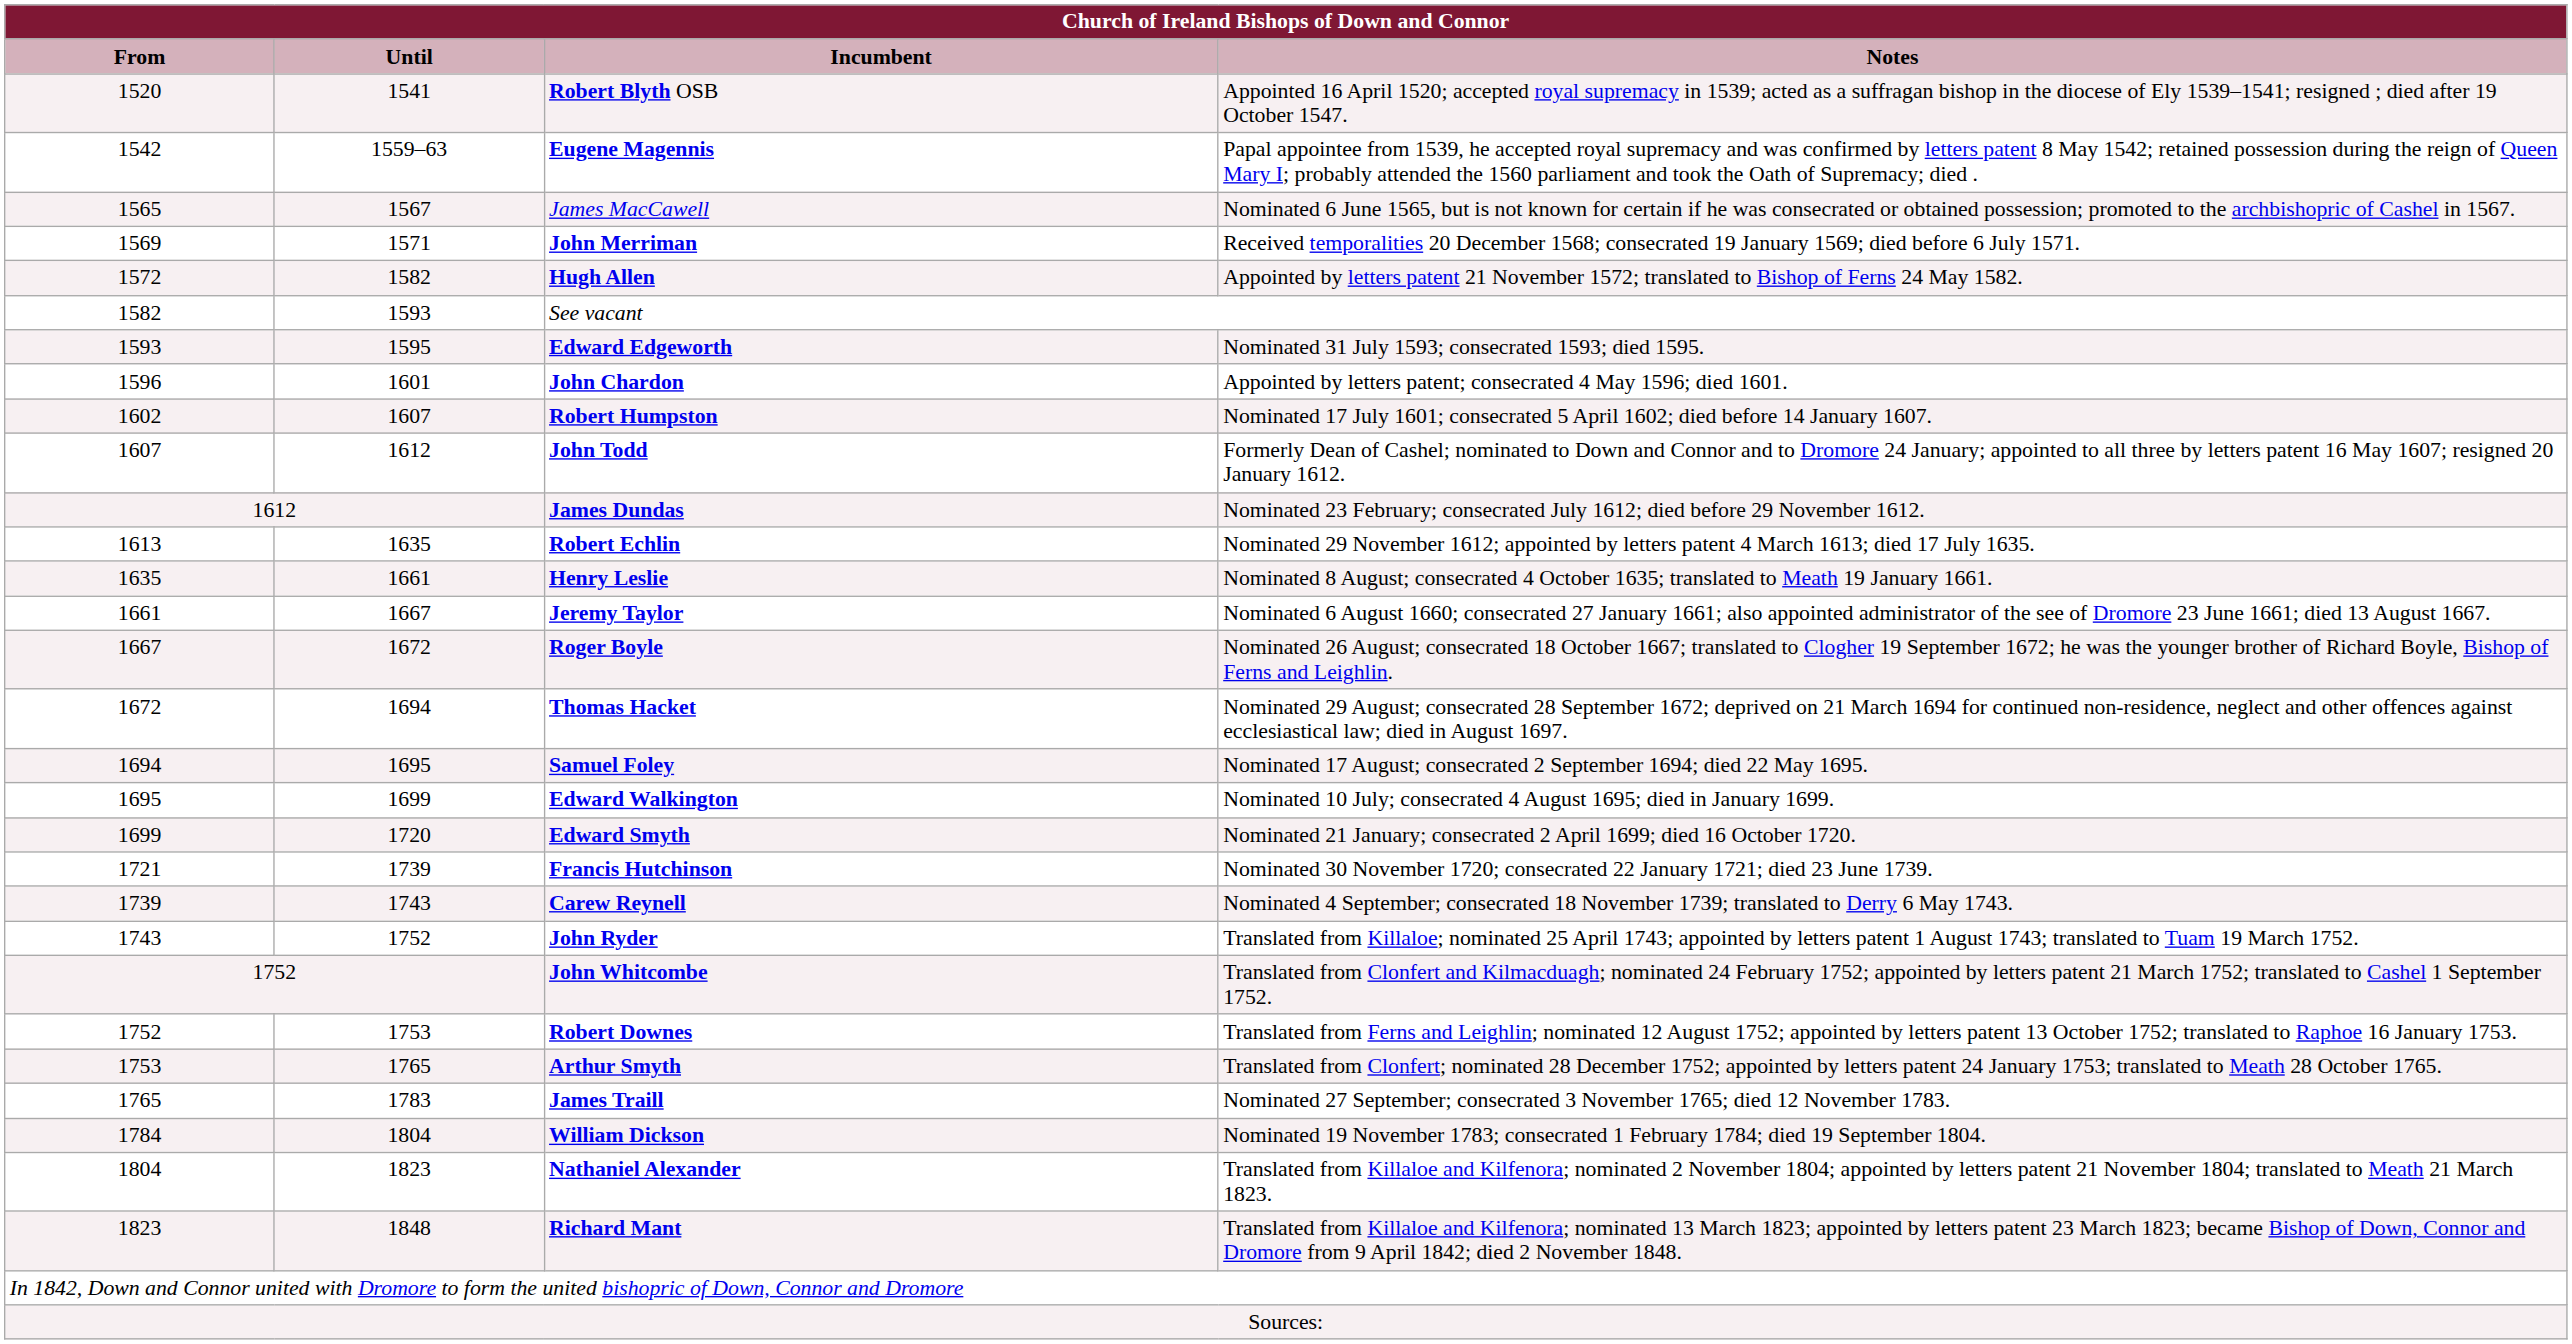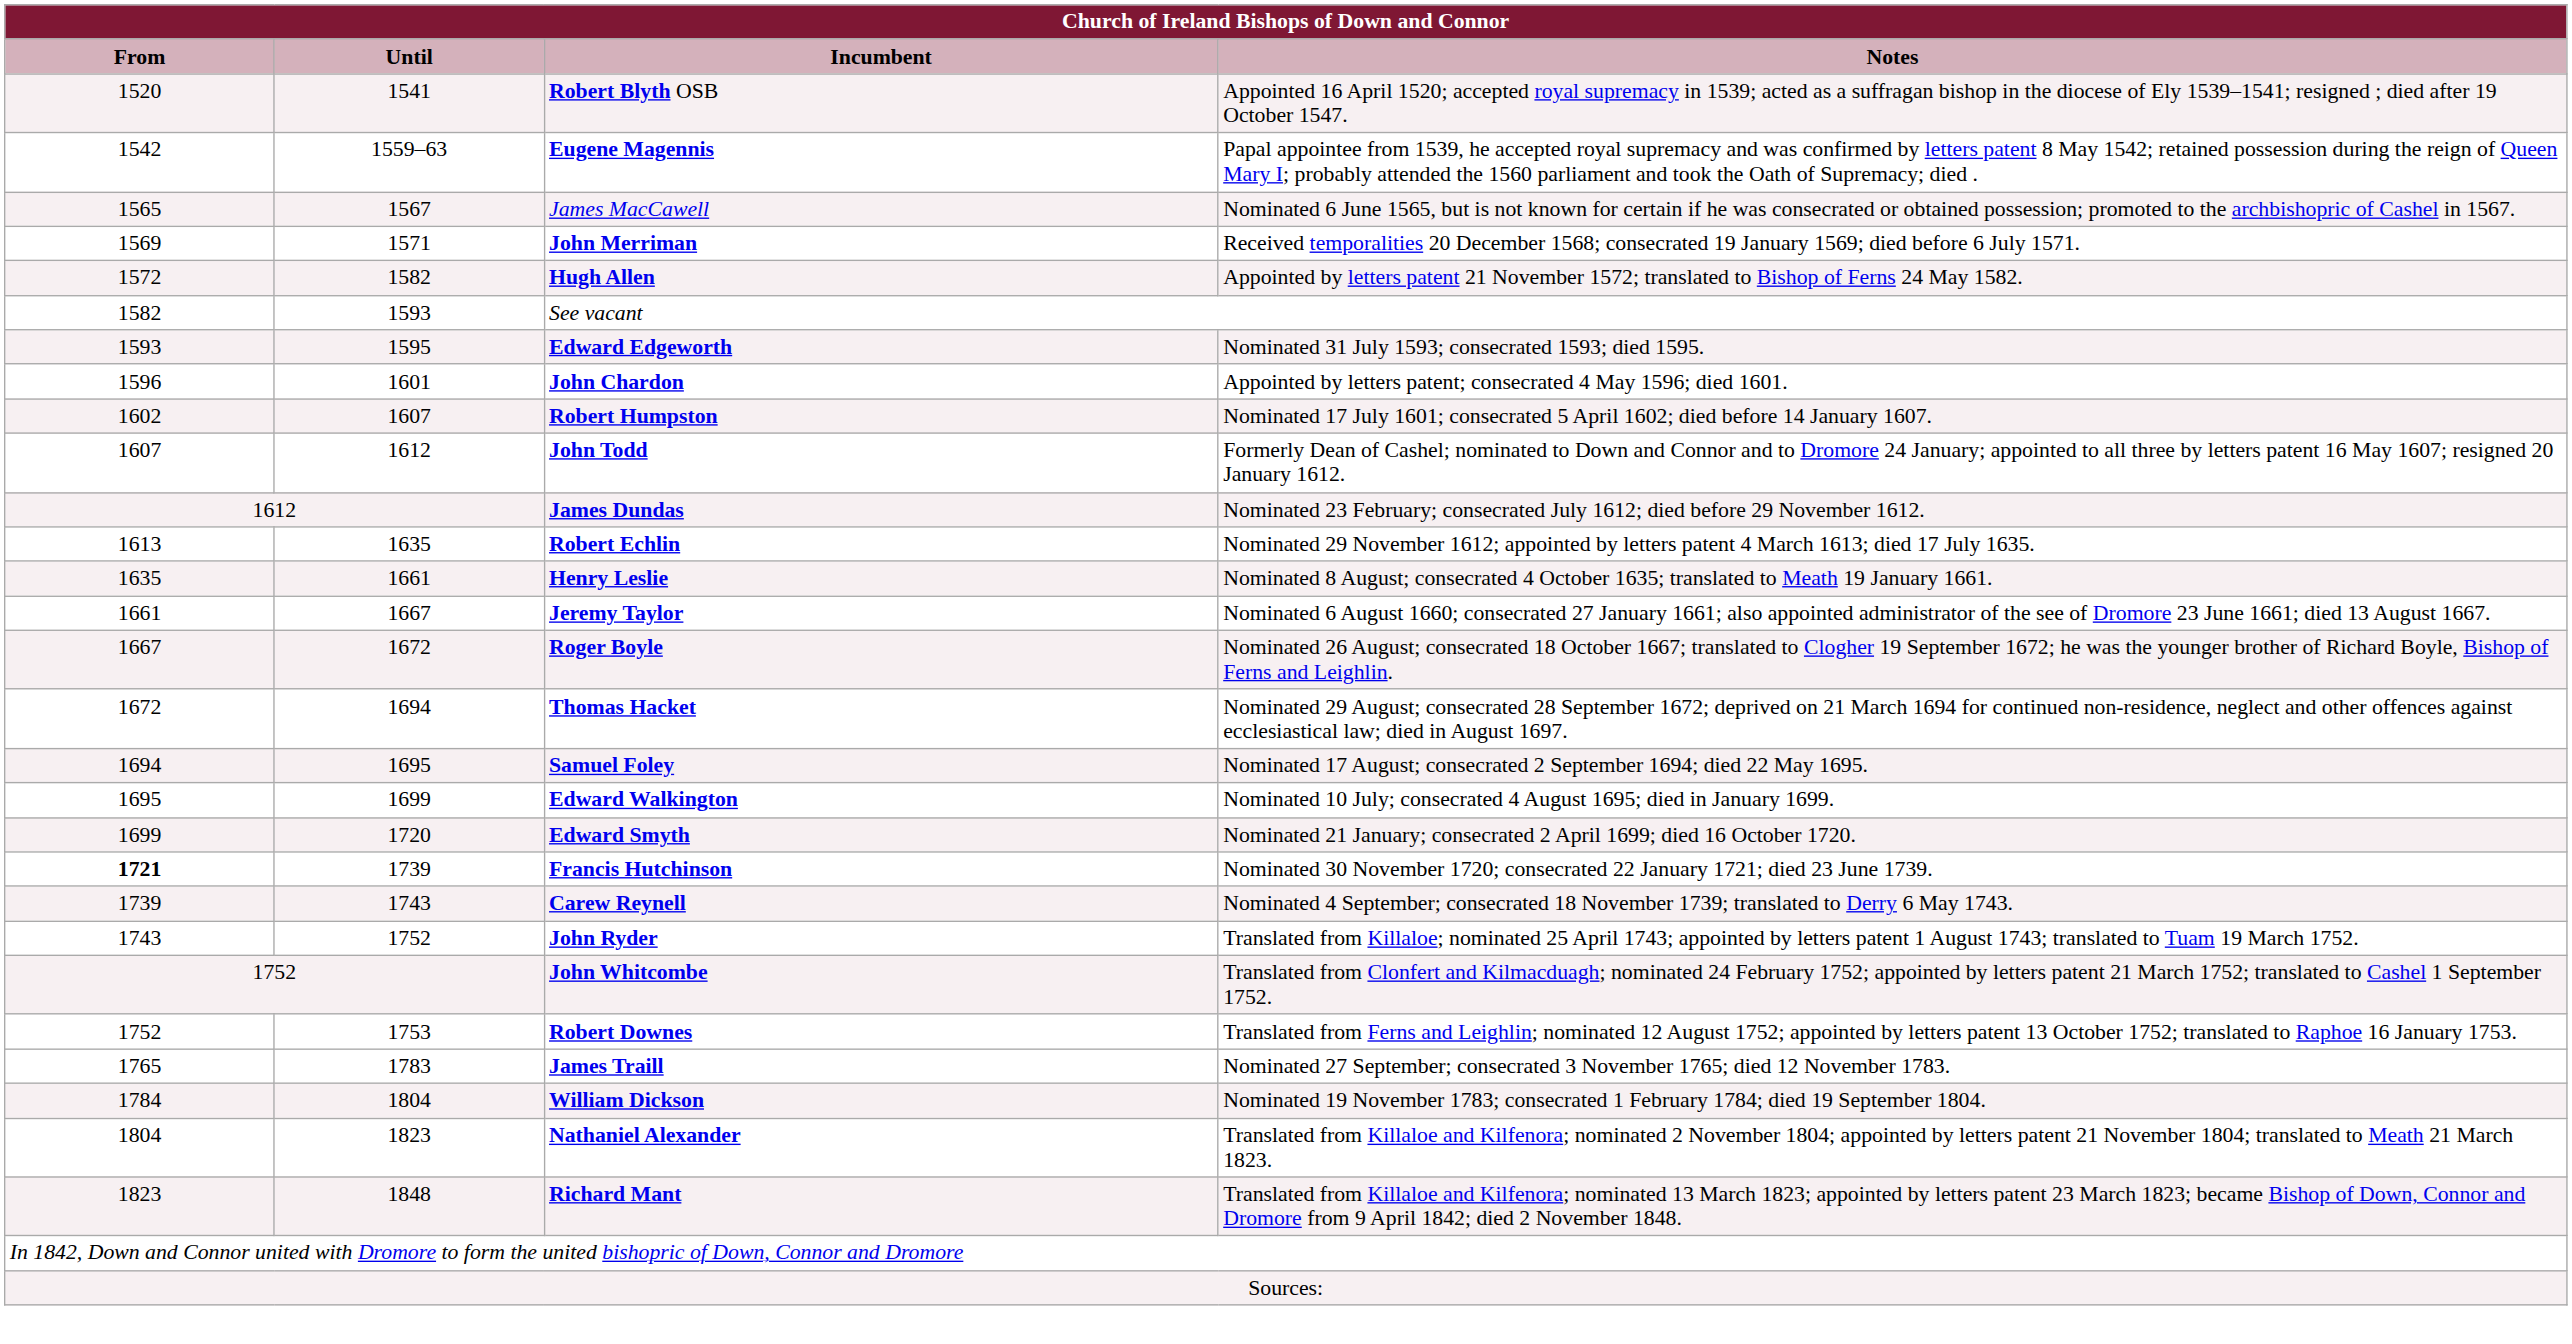(140, 868) normal -> (140, 868) bold
- row: (615, 1065)
